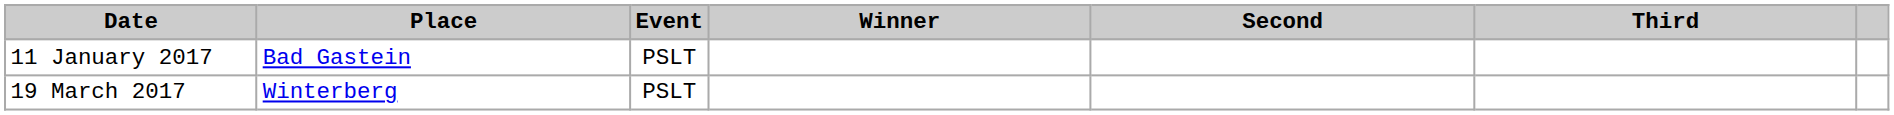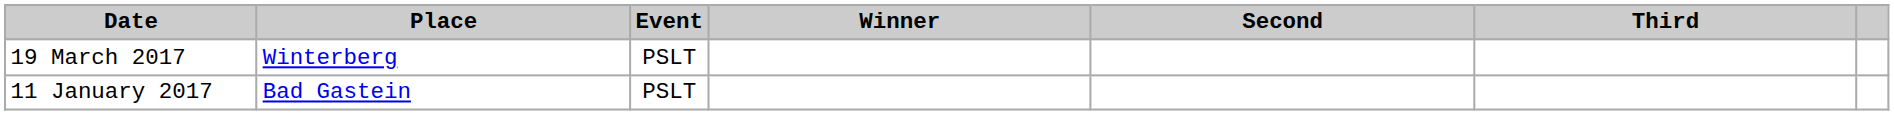rows swapped: (112, 58) <-> (98, 93)
